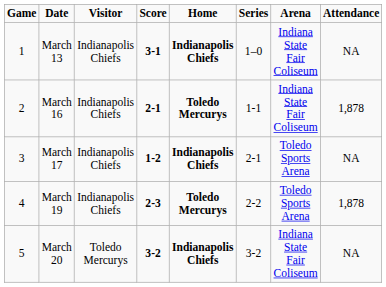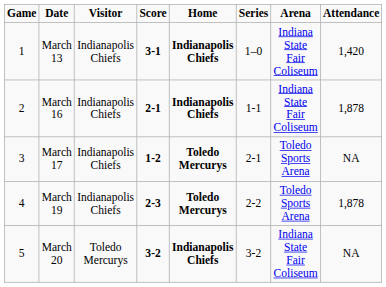(351, 51) NA -> (351, 51) 1,420
(203, 108) Toledo Mercurys -> (203, 108) Indianapolis Chiefs
(203, 159) Indianapolis Chiefs -> (203, 159) Toledo Mercurys
